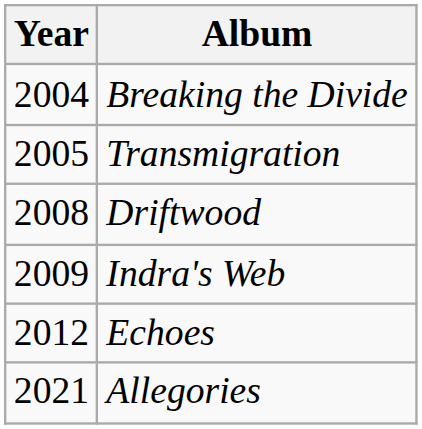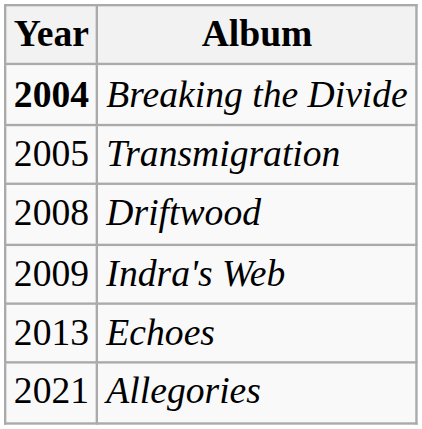(51, 93) normal -> (51, 93) bold
(51, 332) 2012 -> (51, 332) 2013
